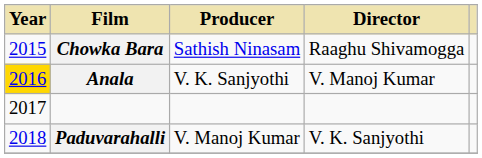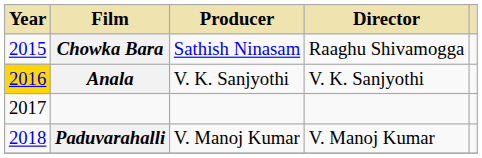(372, 78) V. Manoj Kumar -> (366, 78) V. K. Sanjyothi
(366, 138) V. K. Sanjyothi -> (372, 138) V. Manoj Kumar
